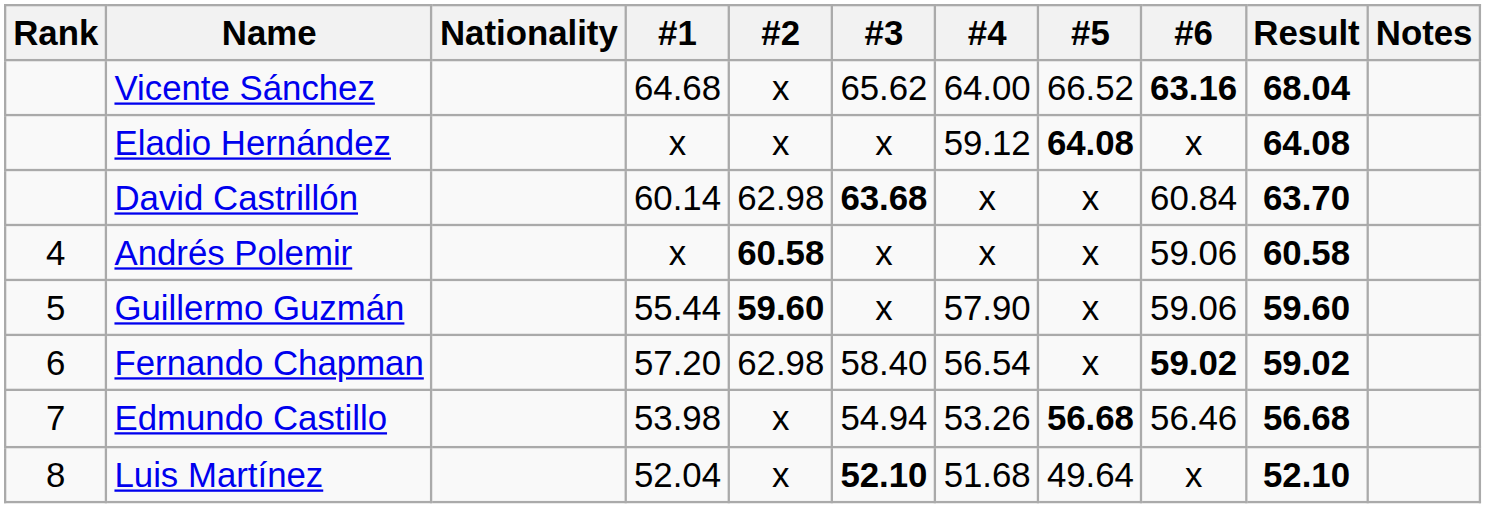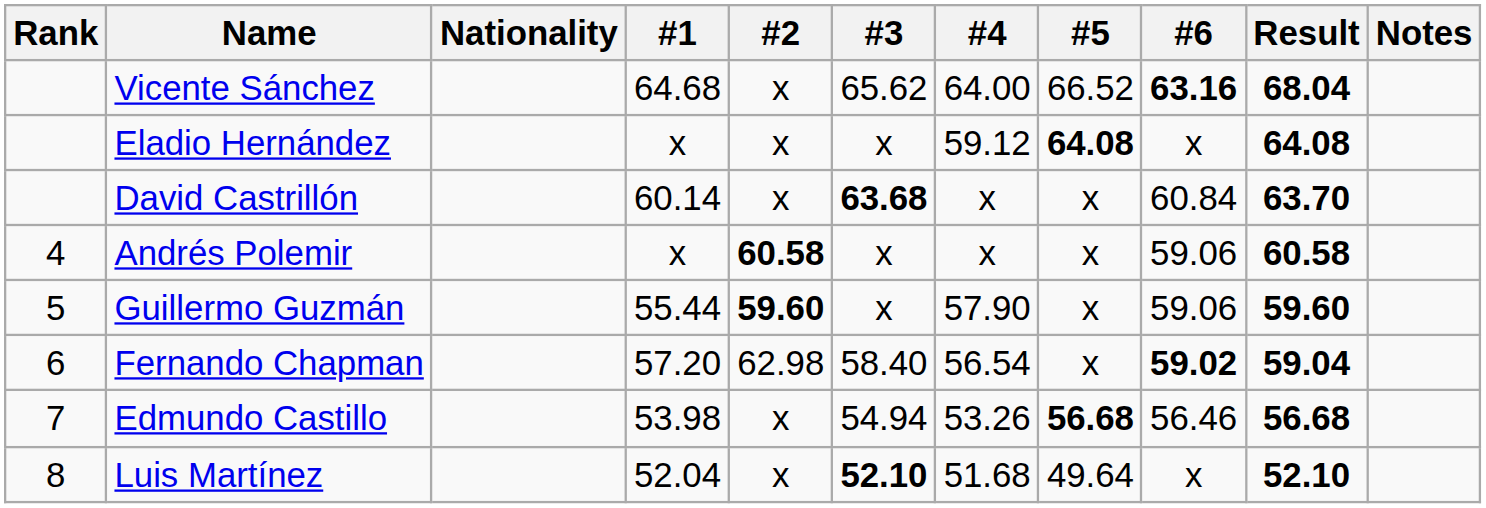(781, 198) 62.98 -> (781, 198) x
(1306, 364) 59.02 -> (1306, 364) 59.04
